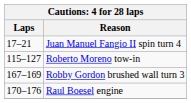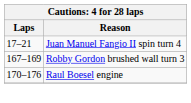- row: (93, 59)
